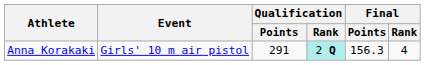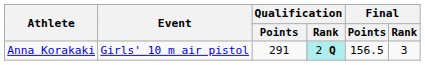(367, 50) 156.3 -> (367, 50) 156.5
(404, 50) 4 -> (404, 50) 3
